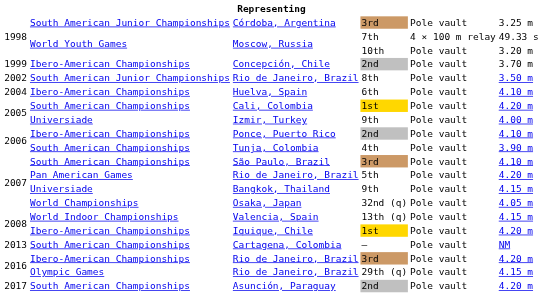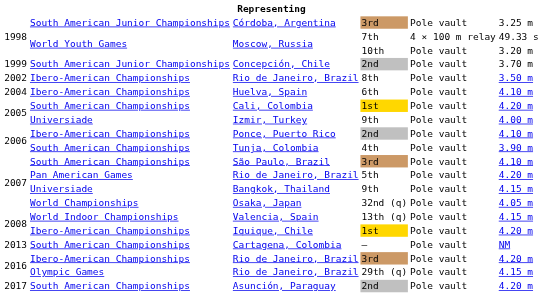(110, 64) Ibero-American Championships -> (130, 64) South American Junior Championships
(130, 78) South American Junior Championships -> (110, 78) Ibero-American Championships
